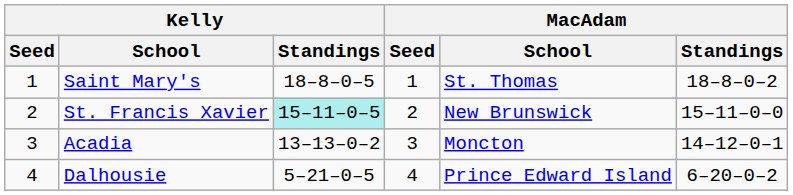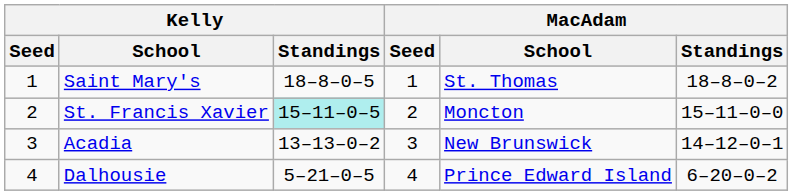(518, 113) New Brunswick -> (484, 113) Moncton
(484, 144) Moncton -> (518, 144) New Brunswick
